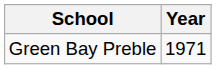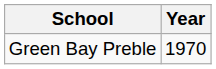(186, 48) 1971 -> (186, 48) 1970
